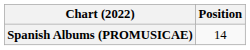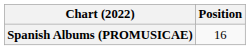(220, 34) 14 -> (220, 34) 16
